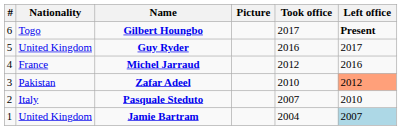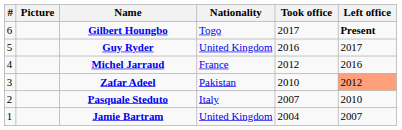columns swapped: (253, 13) <-> (55, 13)
(351, 116) lightblue background -> (351, 116) no background
